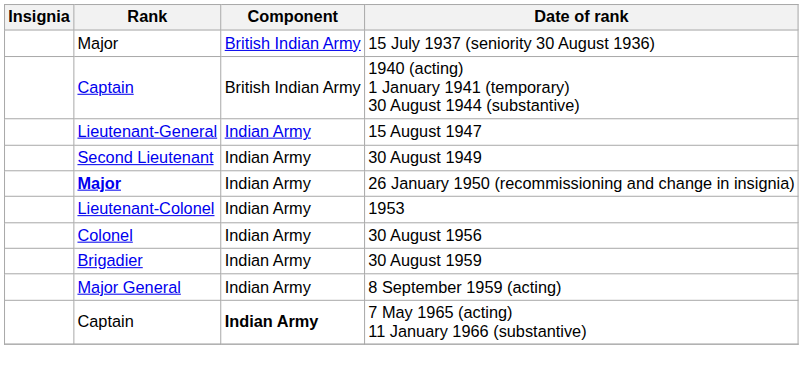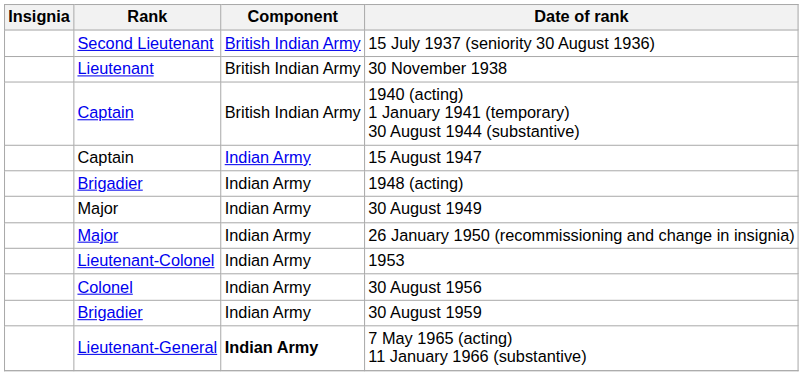(98, 43) Major -> (146, 43) Second Lieutenant
+ row: (438, 69)
(147, 131) Lieutenant-General -> (106, 157) Captain
+ row: (416, 183)
(146, 157) Second Lieutenant -> (98, 209) Major
(99, 183) bold -> (98, 235) normal
- row: (465, 287)
(106, 322) Captain -> (147, 348) Lieutenant-General
